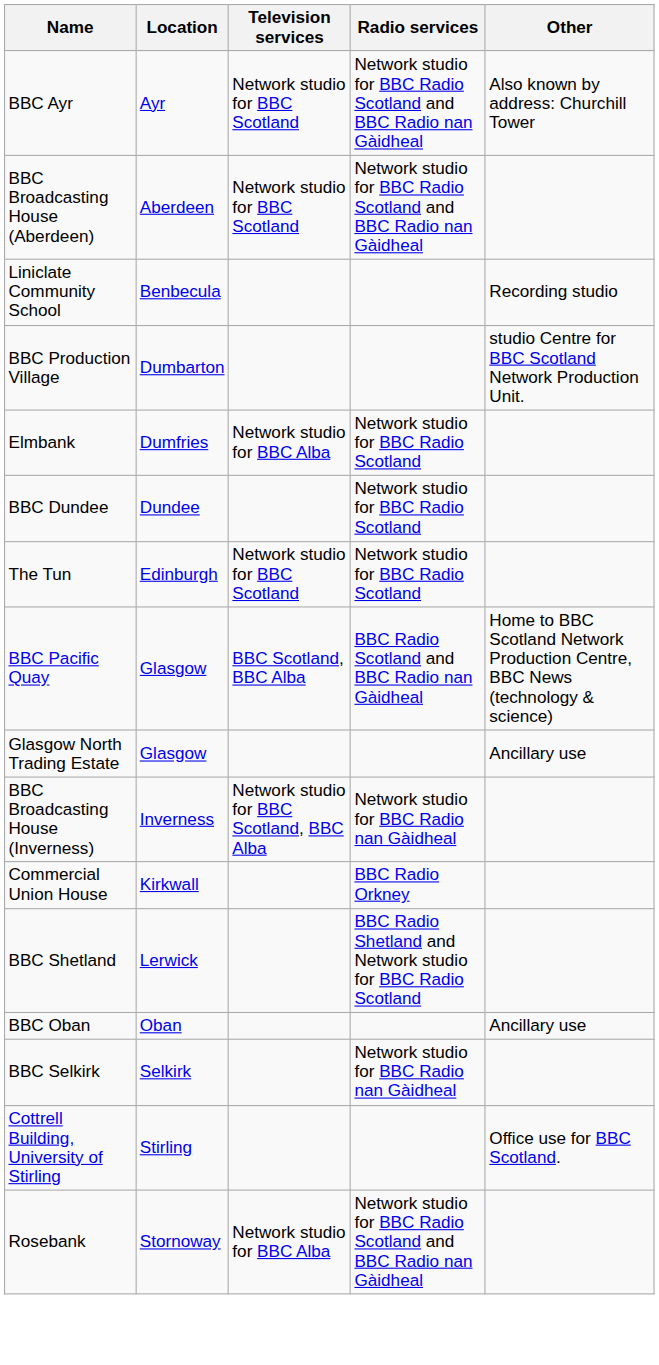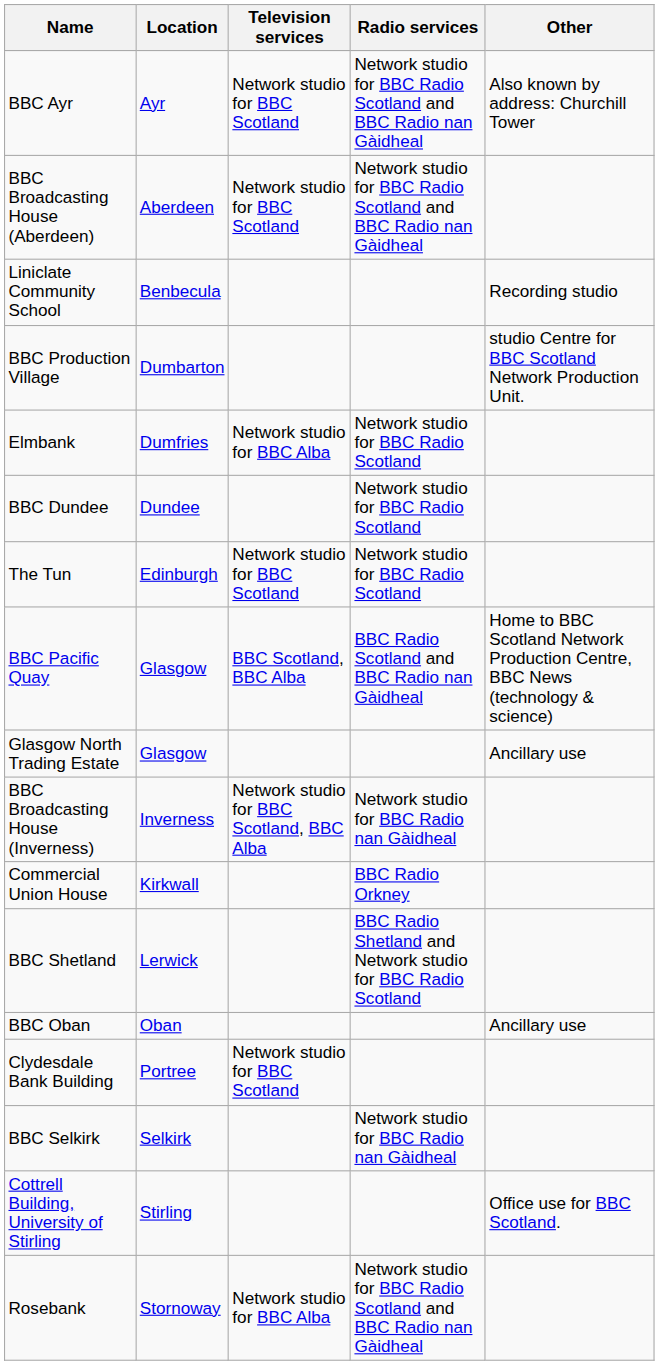+ row: (61, 1072)
